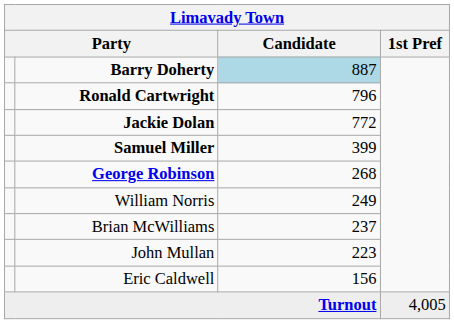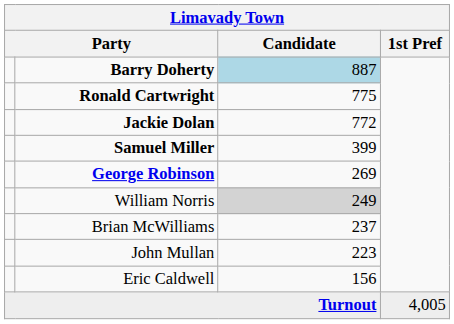(364, 95) 796 -> (364, 95) 775
(364, 174) 268 -> (364, 174) 269
(364, 200) no background -> (364, 200) lightgrey background
